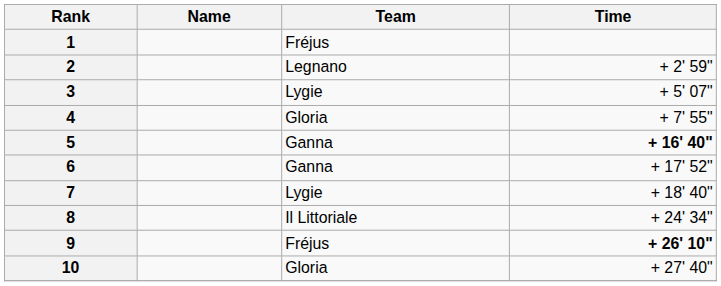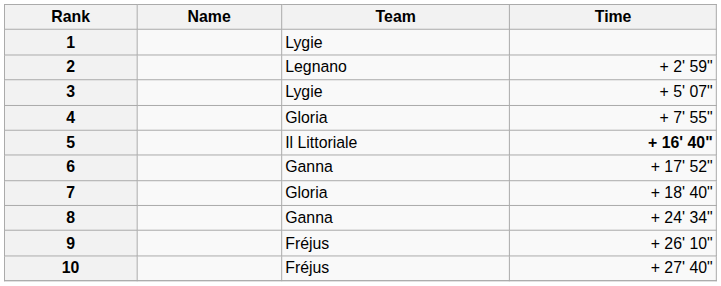(307, 42) Fréjus -> (304, 42) Lygie
(309, 142) Ganna -> (321, 142) Il Littoriale
(304, 192) Lygie -> (306, 192) Gloria
(321, 218) Il Littoriale -> (309, 218) Ganna
(680, 243) bold -> (682, 243) normal
(306, 268) Gloria -> (307, 268) Fréjus
